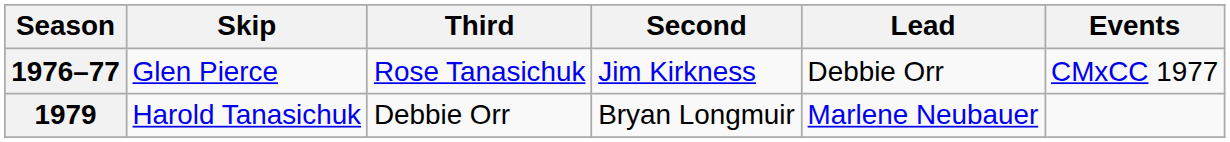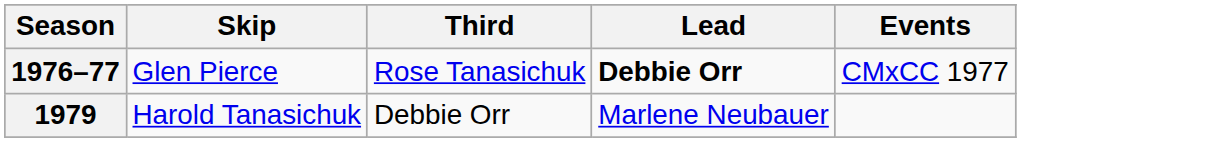- column: (697, 26)
(876, 70) normal -> (670, 70) bold
